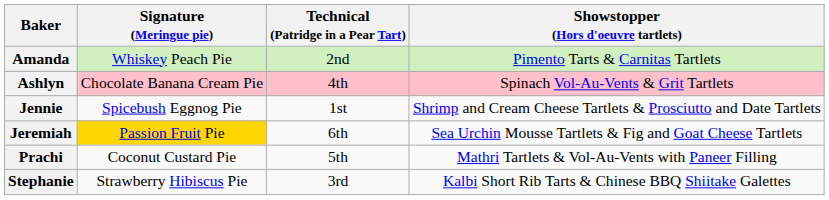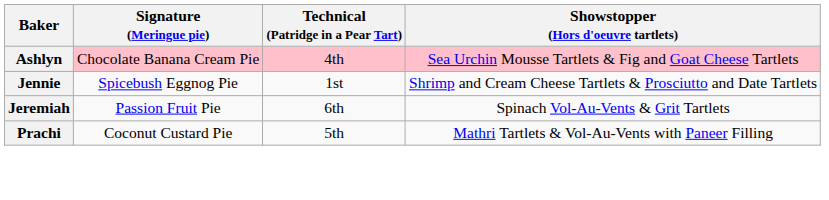- row: (41, 58)
(617, 83) Spinach Vol-Au-Vents & Grit Tartlets -> (613, 58) Sea Urchin Mousse Tartlets & Fig and Goat Cheese Tartlets
(172, 132) gold background -> (168, 108) no background
(617, 132) Sea Urchin Mousse Tartlets & Fig and Goat Cheese Tartlets -> (613, 108) Spinach Vol-Au-Vents & Grit Tartlets
- row: (41, 181)
